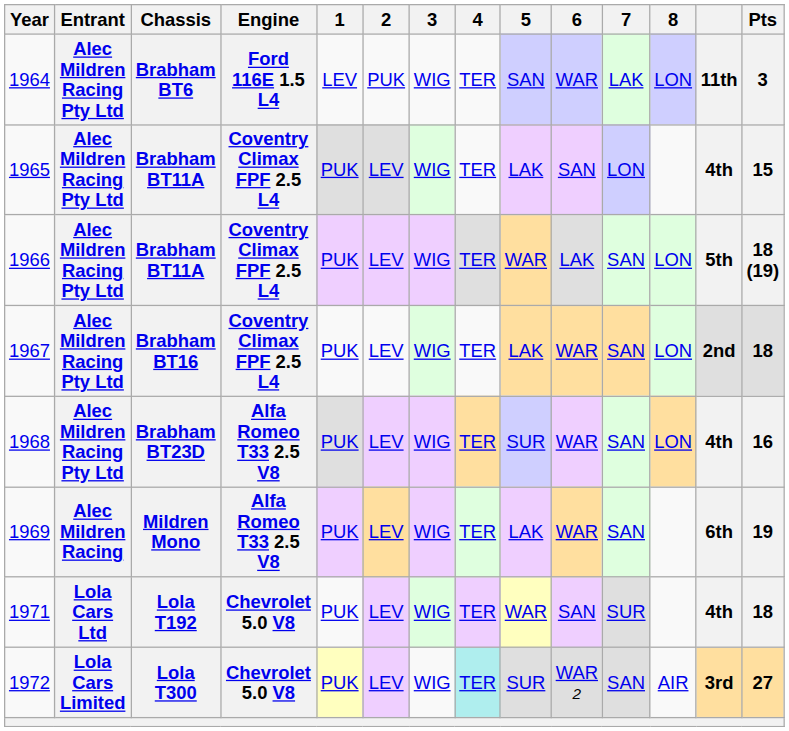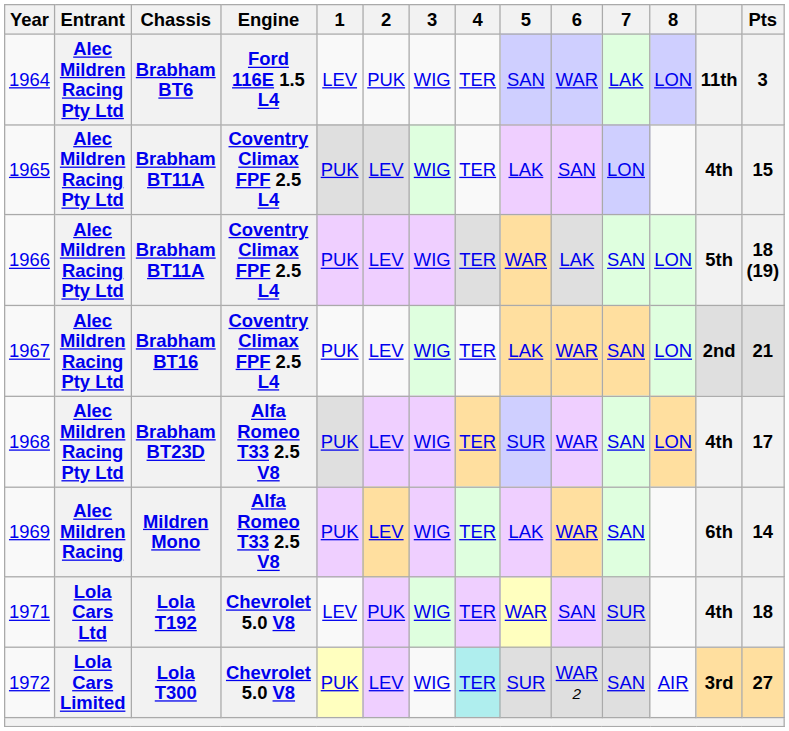(763, 351) 18 -> (763, 351) 21
(763, 442) 16 -> (763, 442) 17
(763, 532) 19 -> (763, 532) 14
(340, 613) PUK -> (340, 613) LEV
(386, 613) LEV -> (386, 613) PUK
